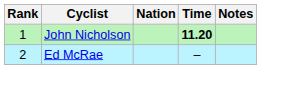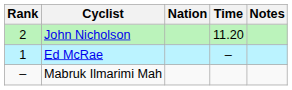(23, 34) 1 -> (23, 34) 2
(197, 34) bold -> (228, 34) normal
(23, 54) 2 -> (23, 54) 1
+ row: (103, 74)
